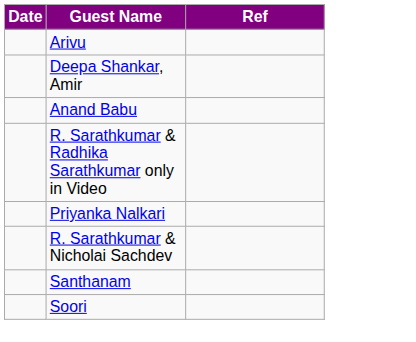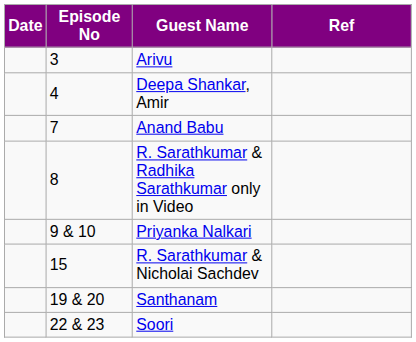+ column: (89, 25)
